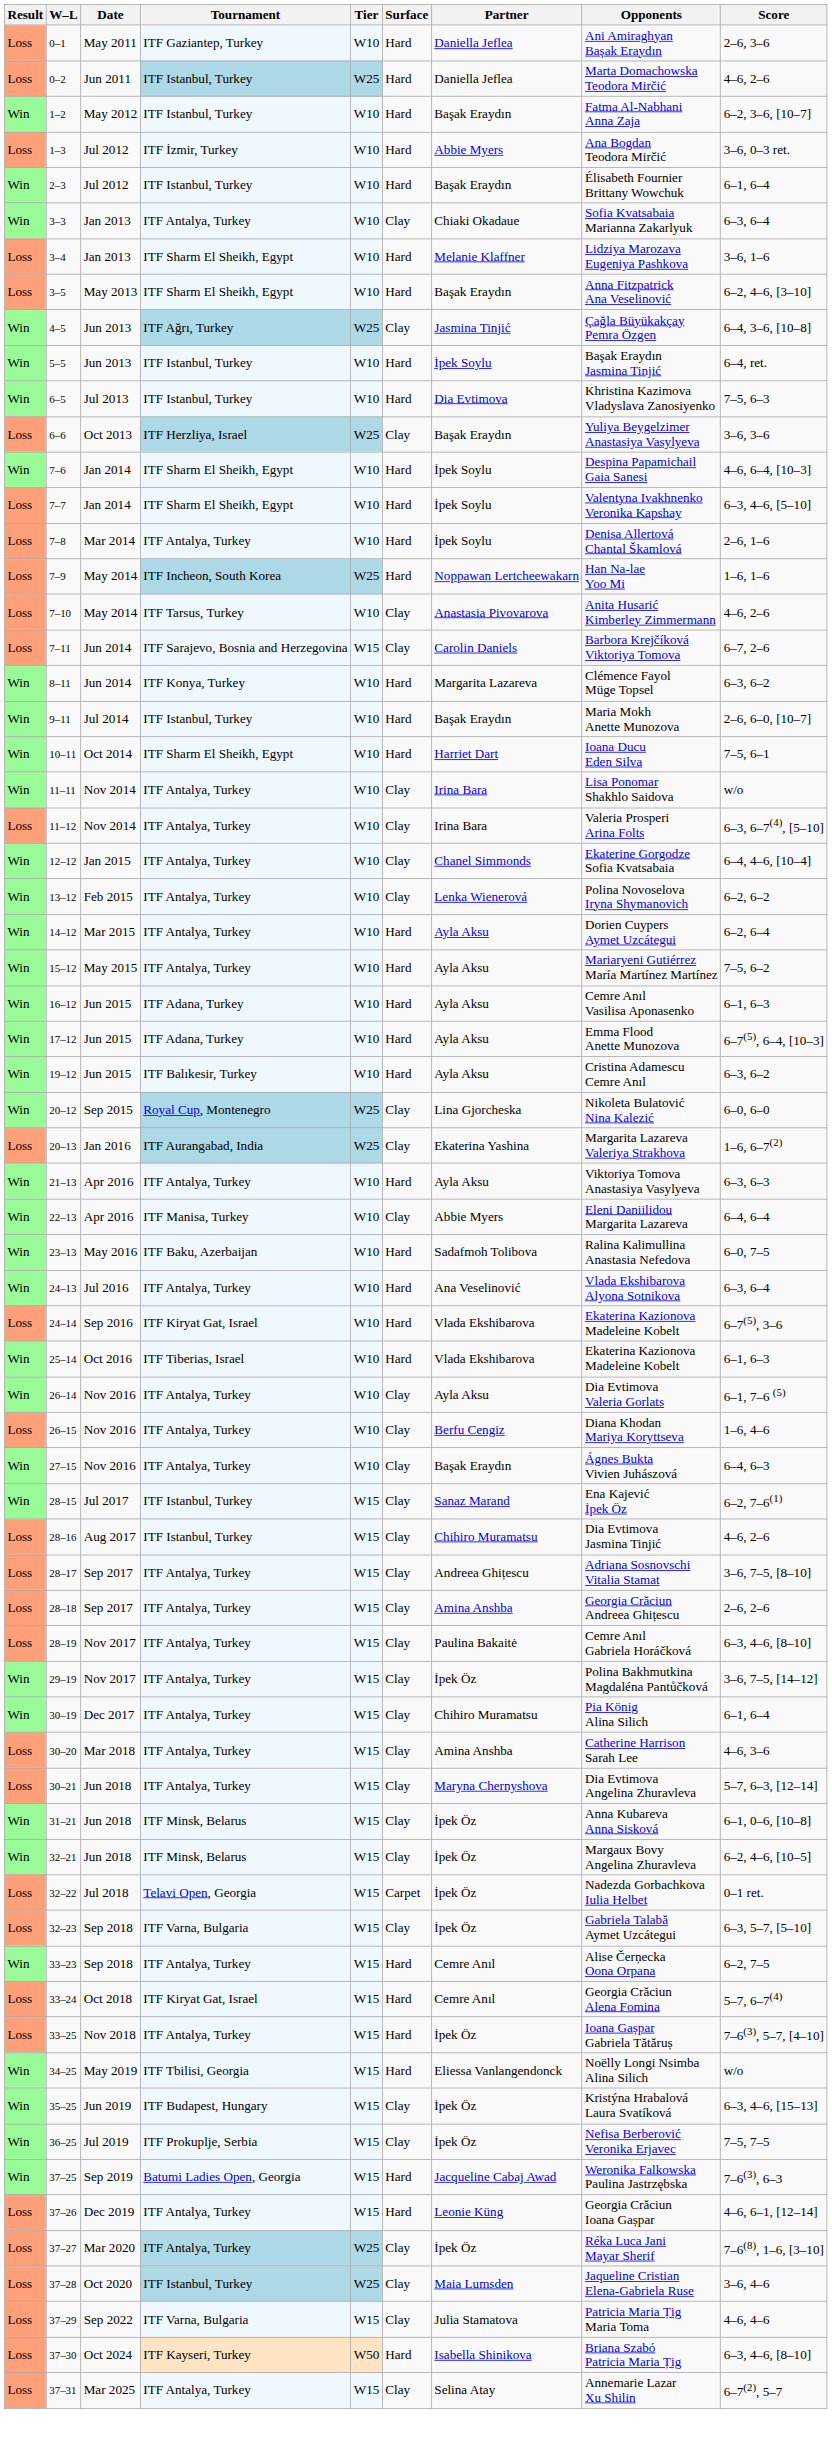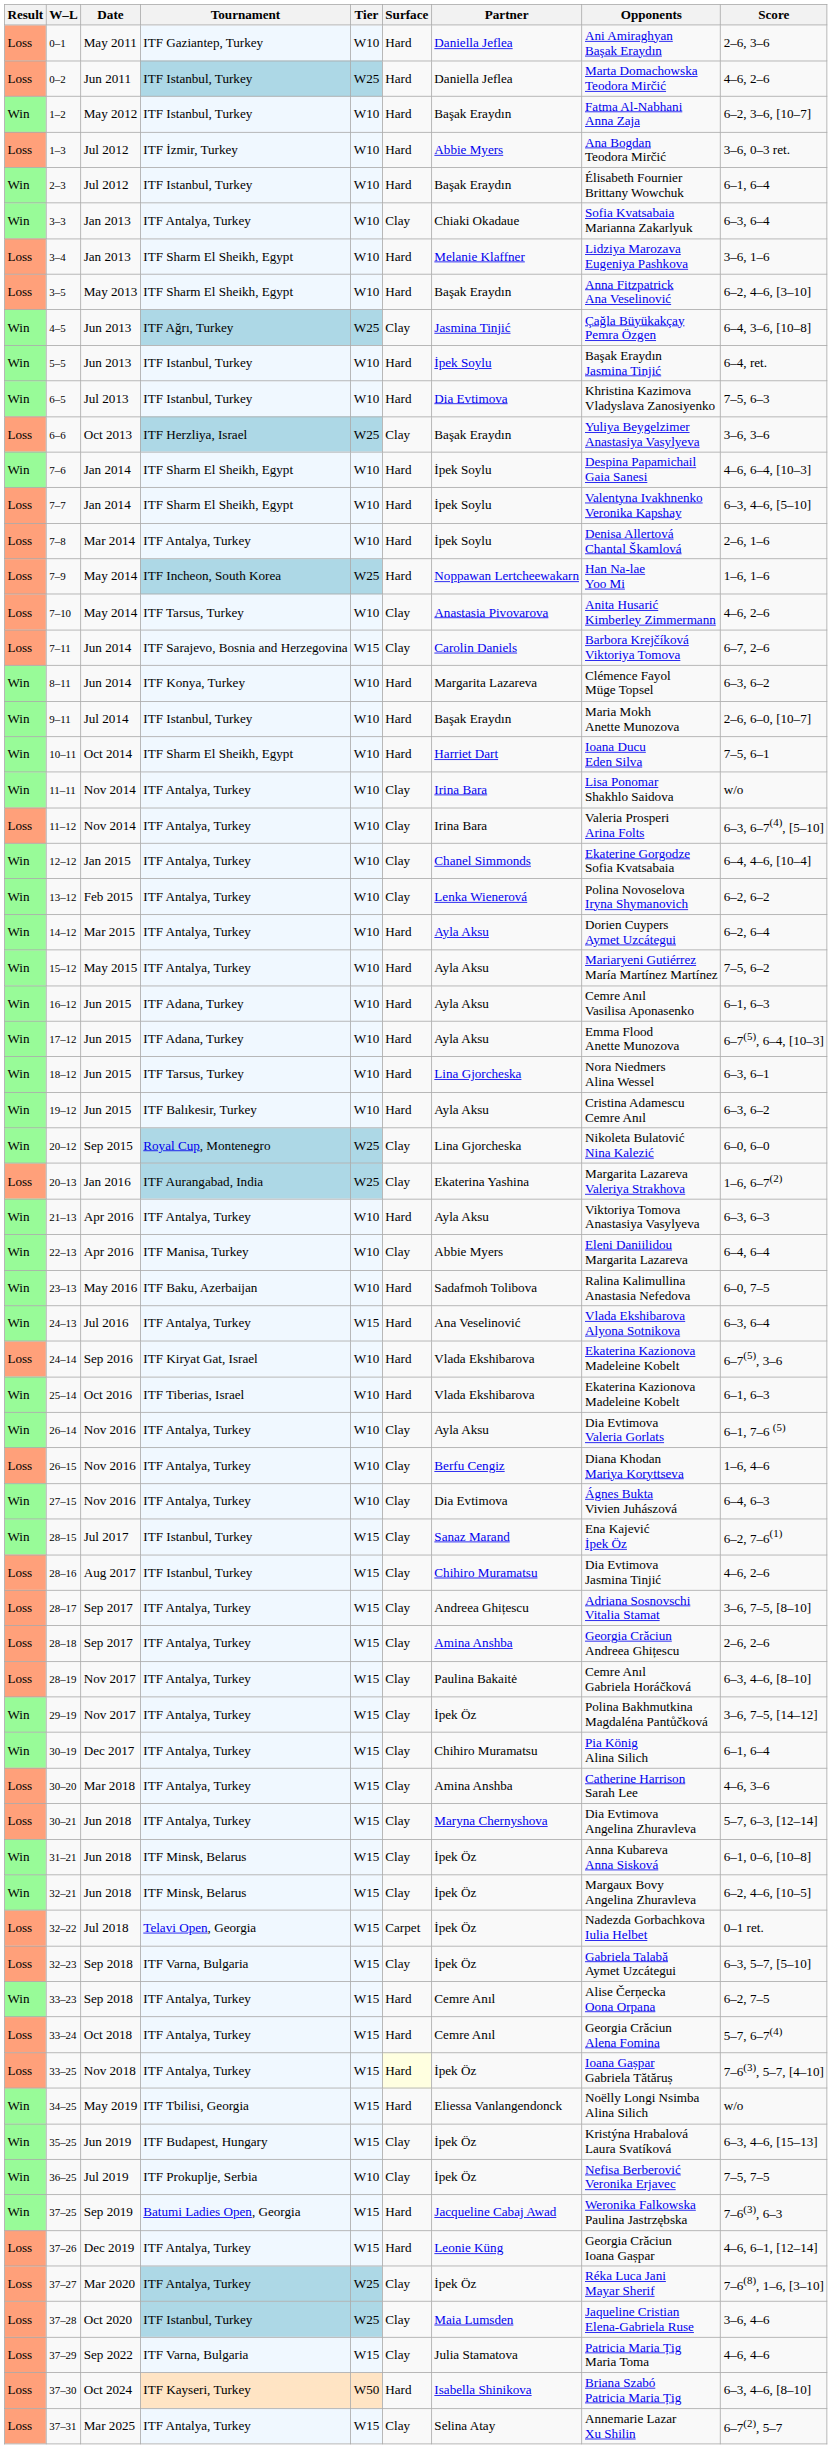+ row: (63, 1075)
(366, 1287) W10 -> (366, 1323) W15
(473, 1465) Başak Eraydın -> (471, 1501) Dia Evtimova
(200, 1999) ITF Kiryat Gat, Israel -> (197, 2034) ITF Antalya, Turkey
(398, 2034) no background -> (398, 2070) lightyellow background
(366, 2141) W15 -> (366, 2177) W10
